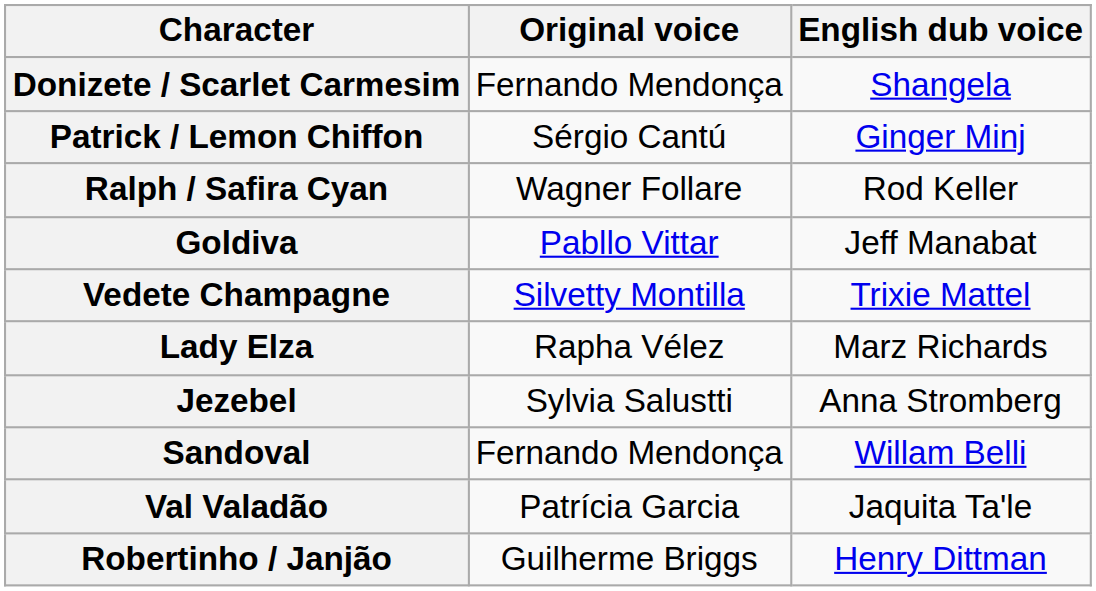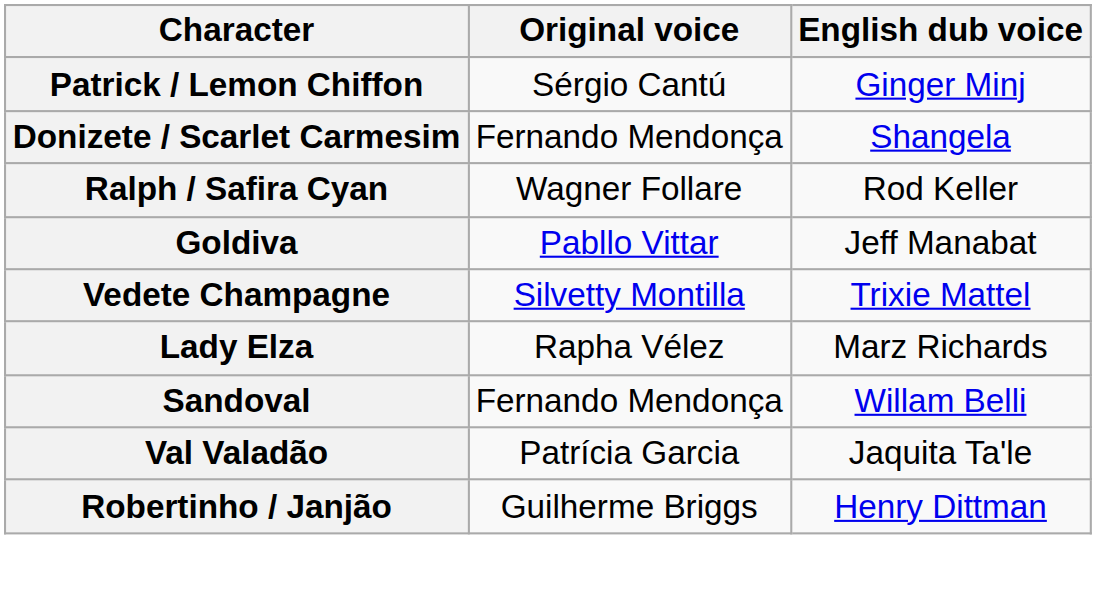rows swapped: (237, 83) <-> (237, 136)
- row: (237, 400)
